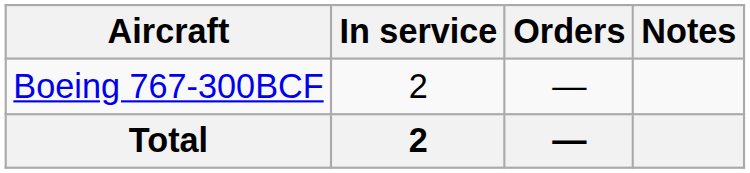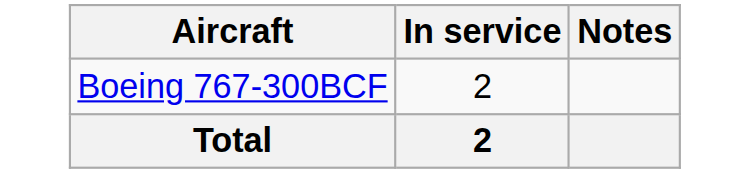- column: (569, 31)
